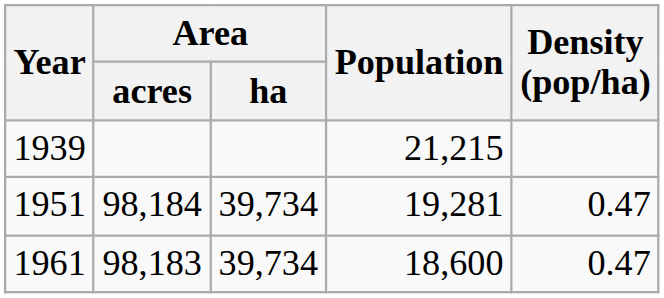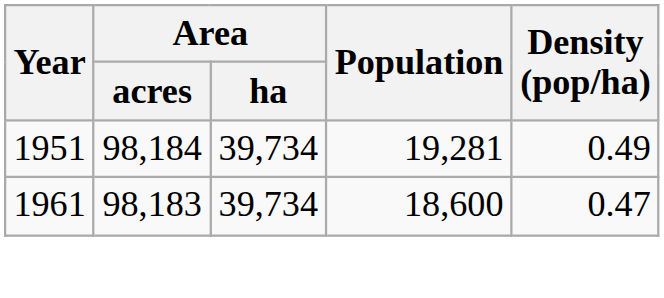- row: (50, 147)
(619, 205) 0.47 -> (619, 147) 0.49
